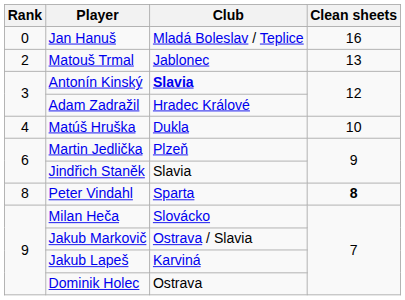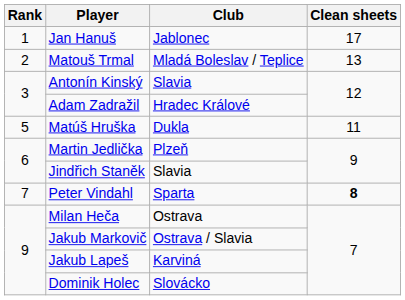(25, 37) 0 -> (25, 37) 1
(228, 37) Mladá Boleslav / Teplice -> (181, 37) Jablonec
(354, 37) 16 -> (354, 37) 17
(181, 60) Jablonec -> (228, 60) Mladá Boleslav / Teplice
(173, 82) bold -> (172, 82) normal
(25, 127) 4 -> (25, 127) 5
(354, 127) 10 -> (354, 127) 11
(25, 194) 8 -> (25, 194) 7
(181, 216) Slovácko -> (178, 216) Ostrava
(178, 283) Ostrava -> (181, 283) Slovácko
